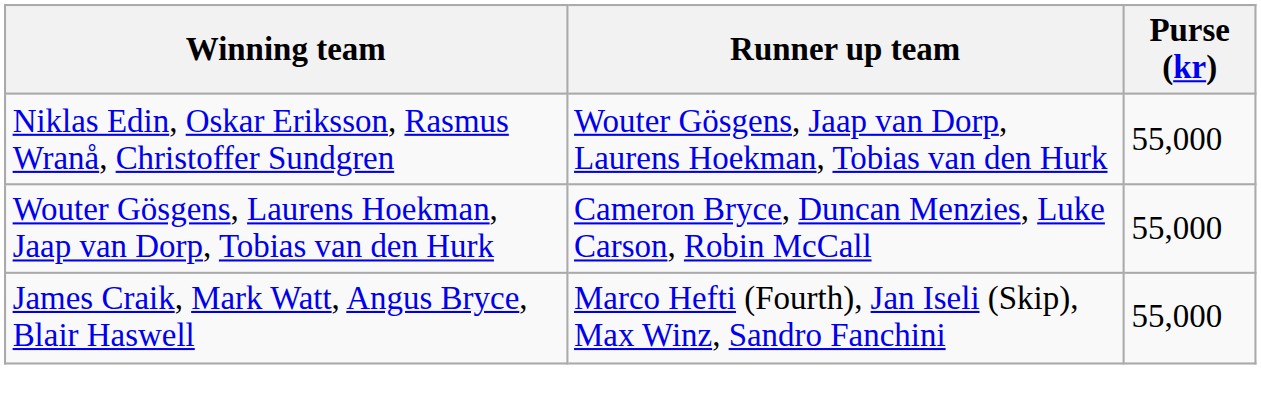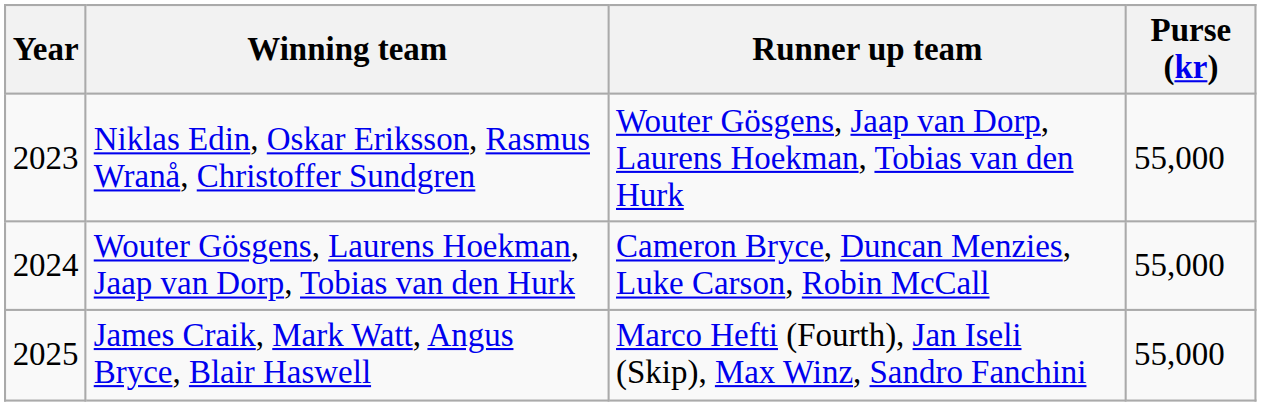+ column: (46, 49)
